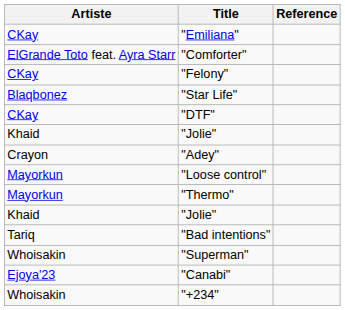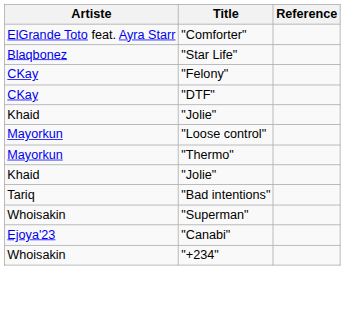- row: (23, 34)
rows swapped: (23, 74) <-> (37, 94)
- row: (28, 154)
